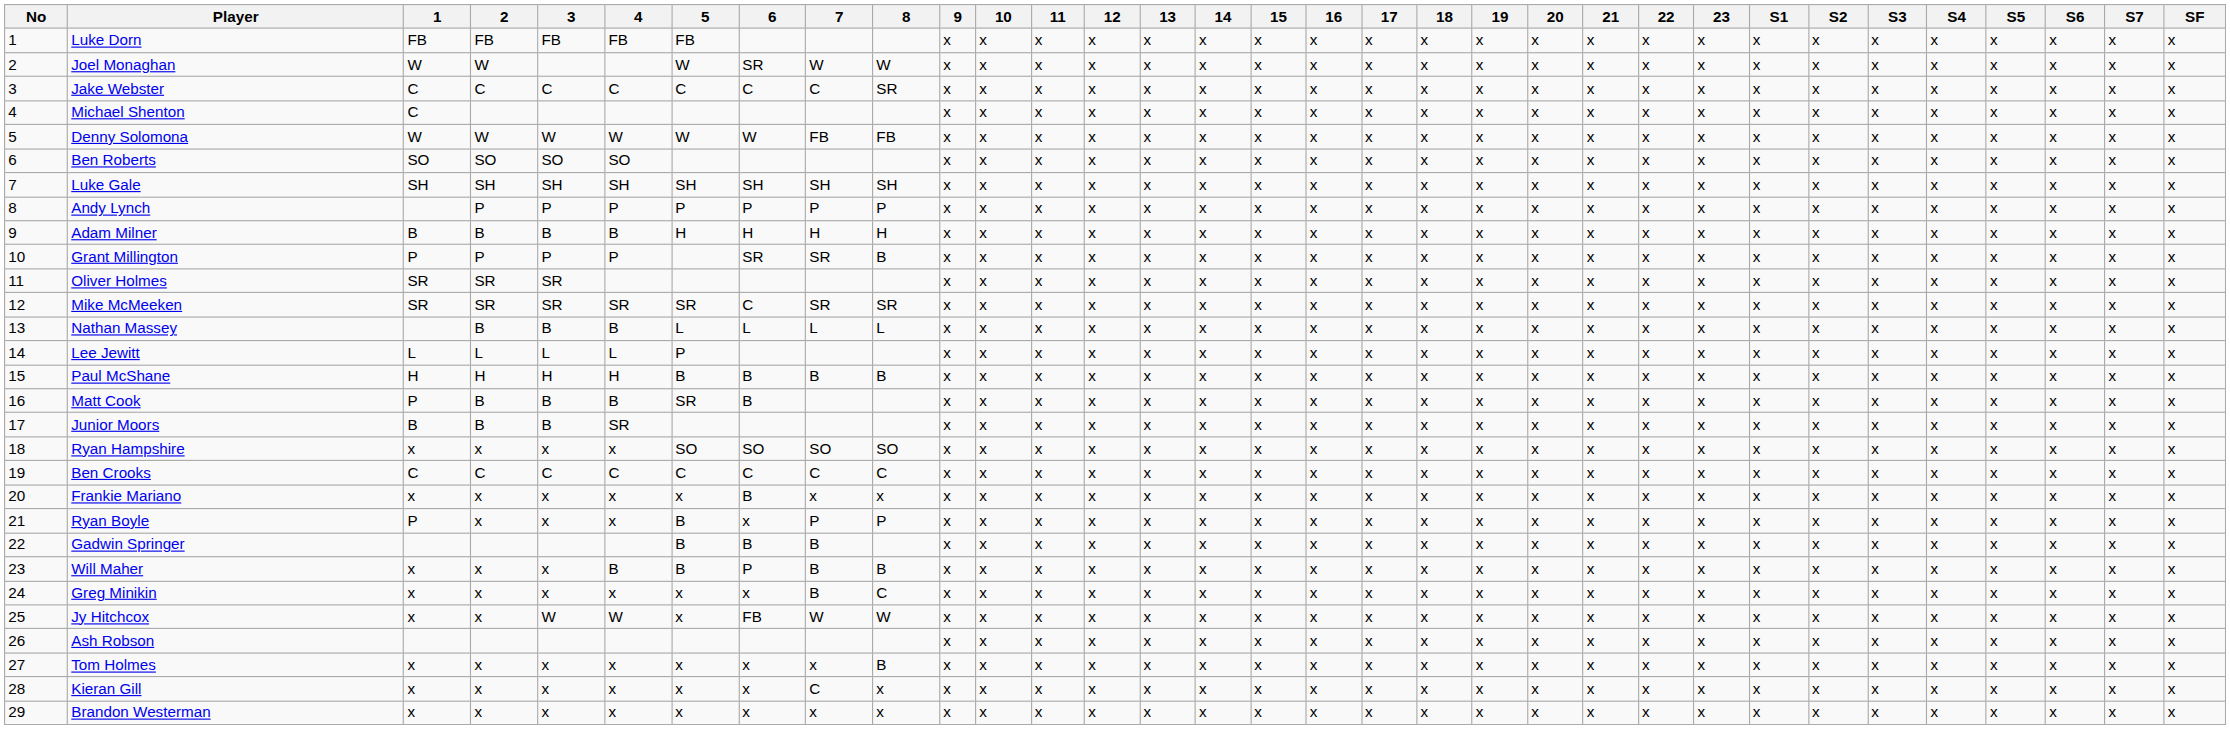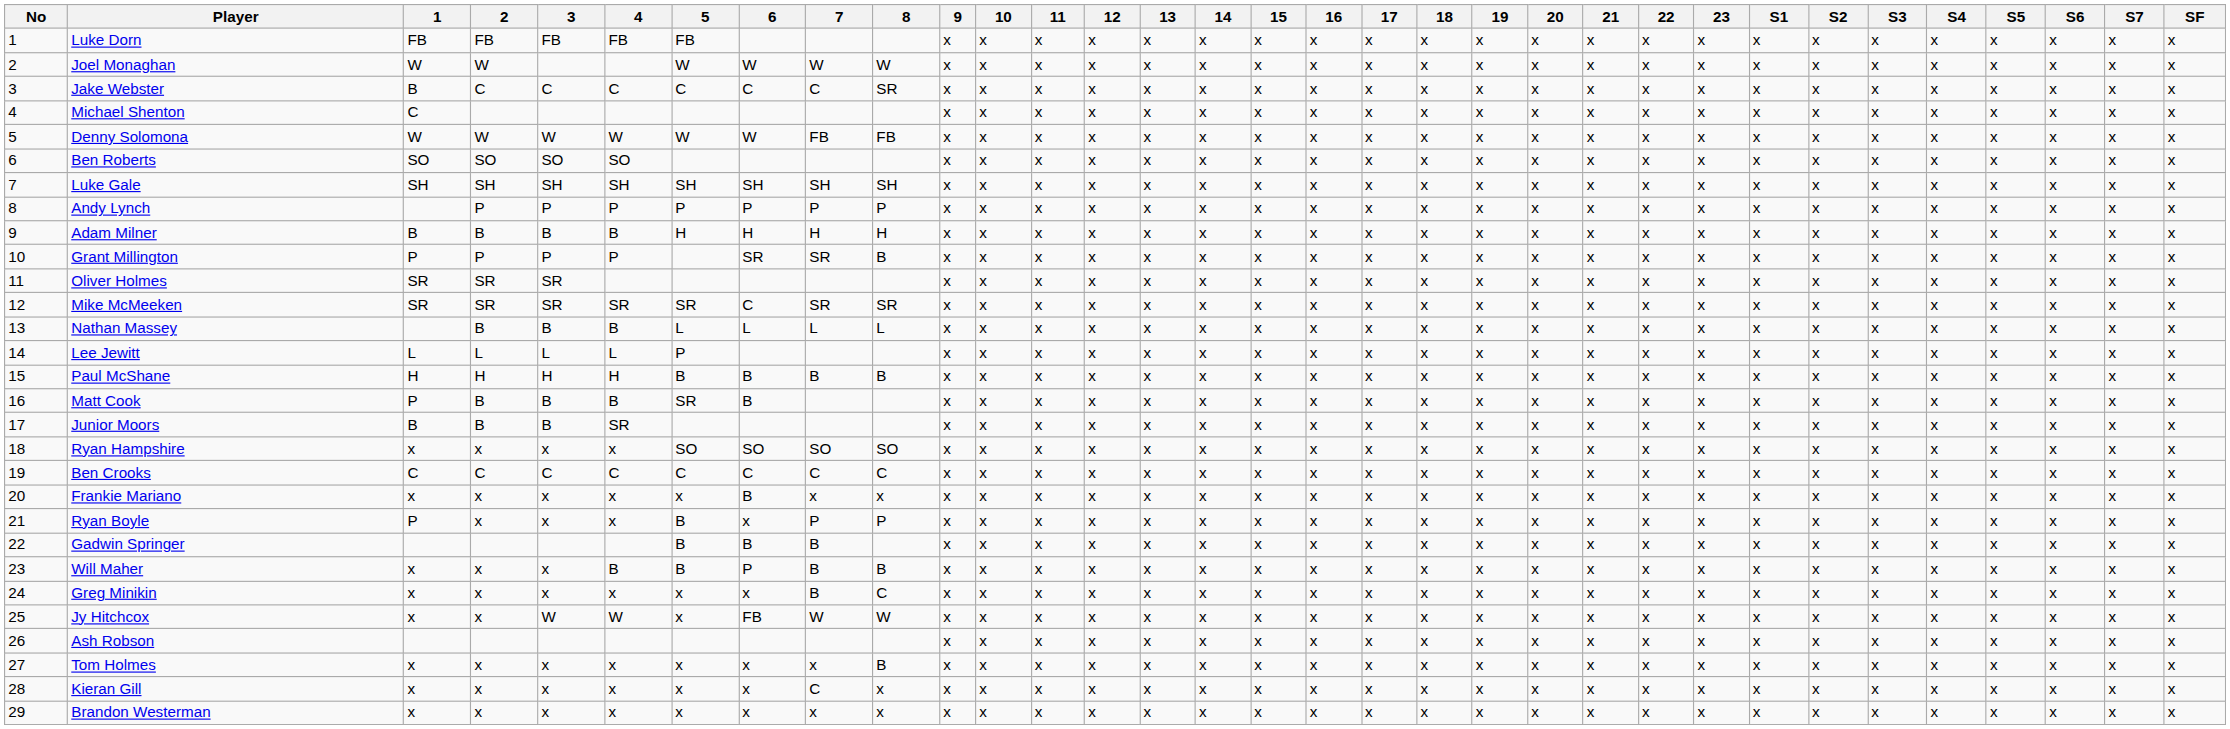(753, 64) SR -> (750, 64) W
(413, 88) C -> (412, 88) B
